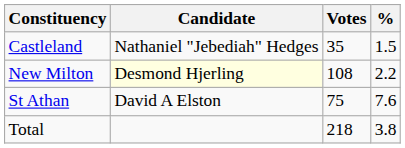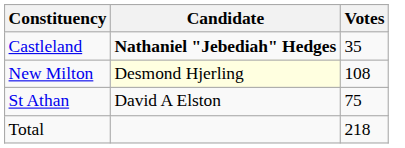- column: (386, 18)
(216, 45) normal -> (225, 45) bold
